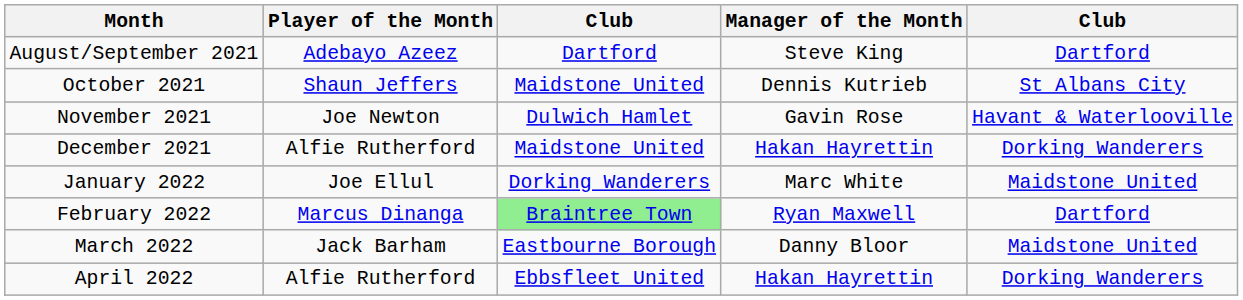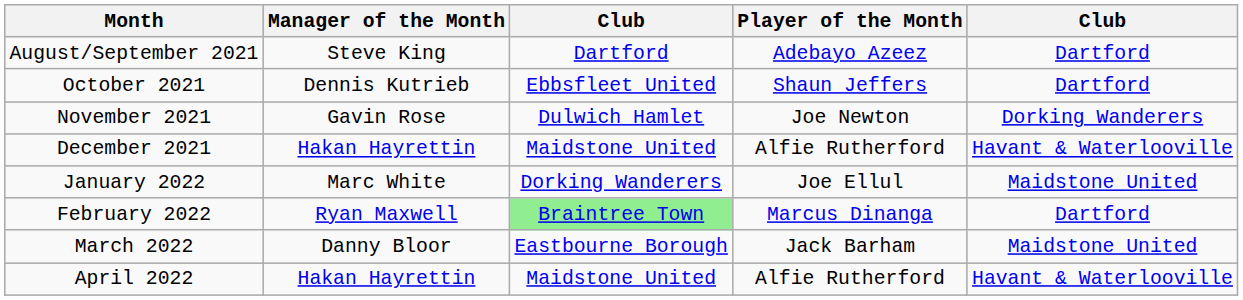columns swapped: (844, 21) <-> (381, 21)
(609, 85) Maidstone United -> (621, 85) Ebbsfleet United
(1102, 85) St Albans City -> (1102, 85) Dartford
(1102, 117) Havant & Waterlooville -> (1102, 117) Dorking Wanderers
(1102, 150) Dorking Wanderers -> (1102, 150) Havant & Waterlooville
(609, 279) Ebbsfleet United -> (621, 279) Maidstone United
(1102, 279) Dorking Wanderers -> (1102, 279) Havant & Waterlooville
